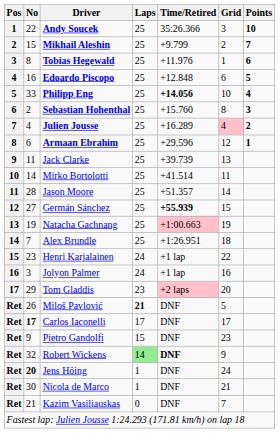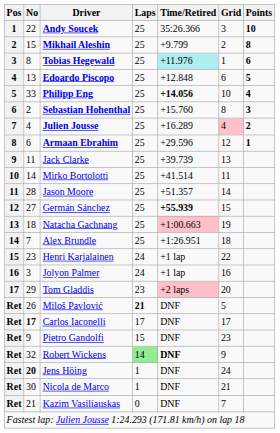(248, 45) 7 -> (248, 45) 8
(176, 61) no background -> (176, 61) paleturquoise background
(31, 77) 16 -> (31, 77) 13
(31, 224) 19 -> (31, 224) 18
